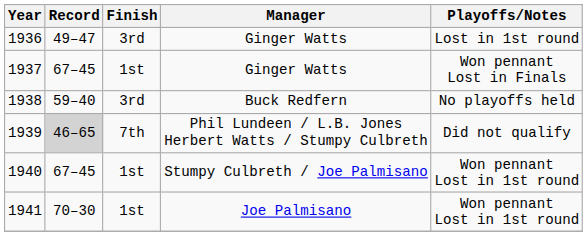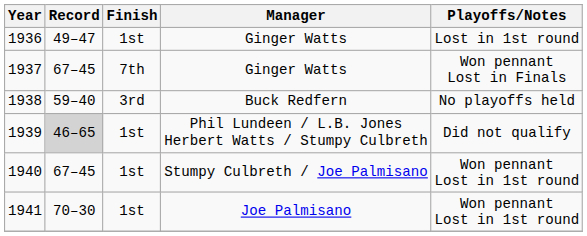(132, 39) 3rd -> (132, 39) 1st
(132, 70) 1st -> (132, 70) 7th
(132, 133) 7th -> (132, 133) 1st
